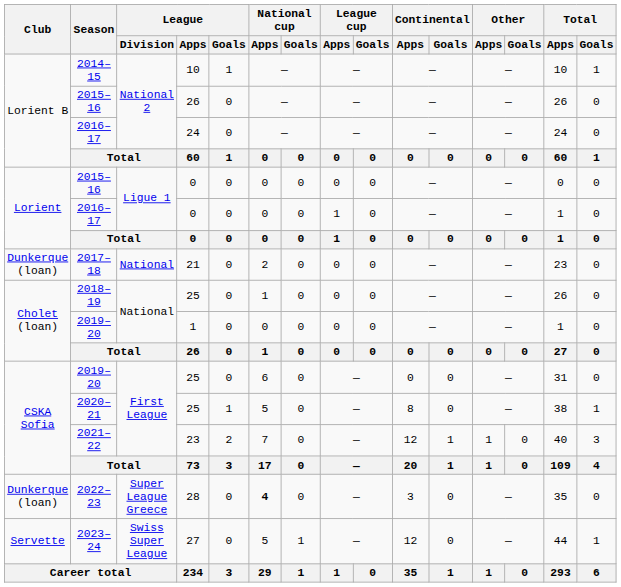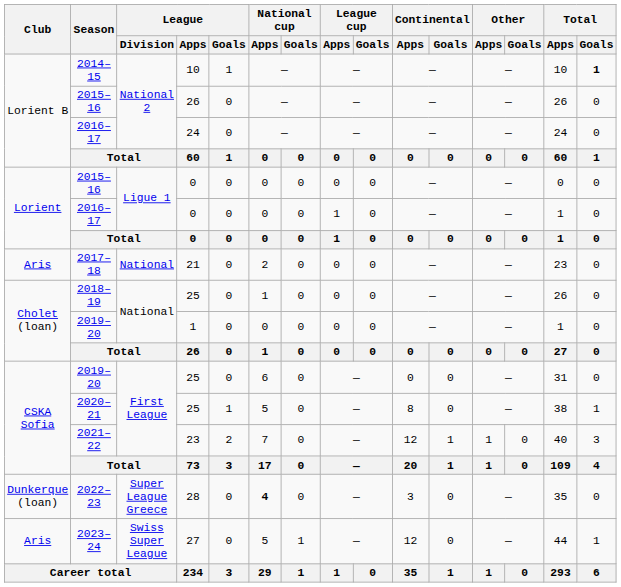(596, 70) normal -> (596, 70) bold
(38, 264) Dunkerque (loan) -> (38, 264) Aris
(38, 541) Servette -> (38, 541) Aris
